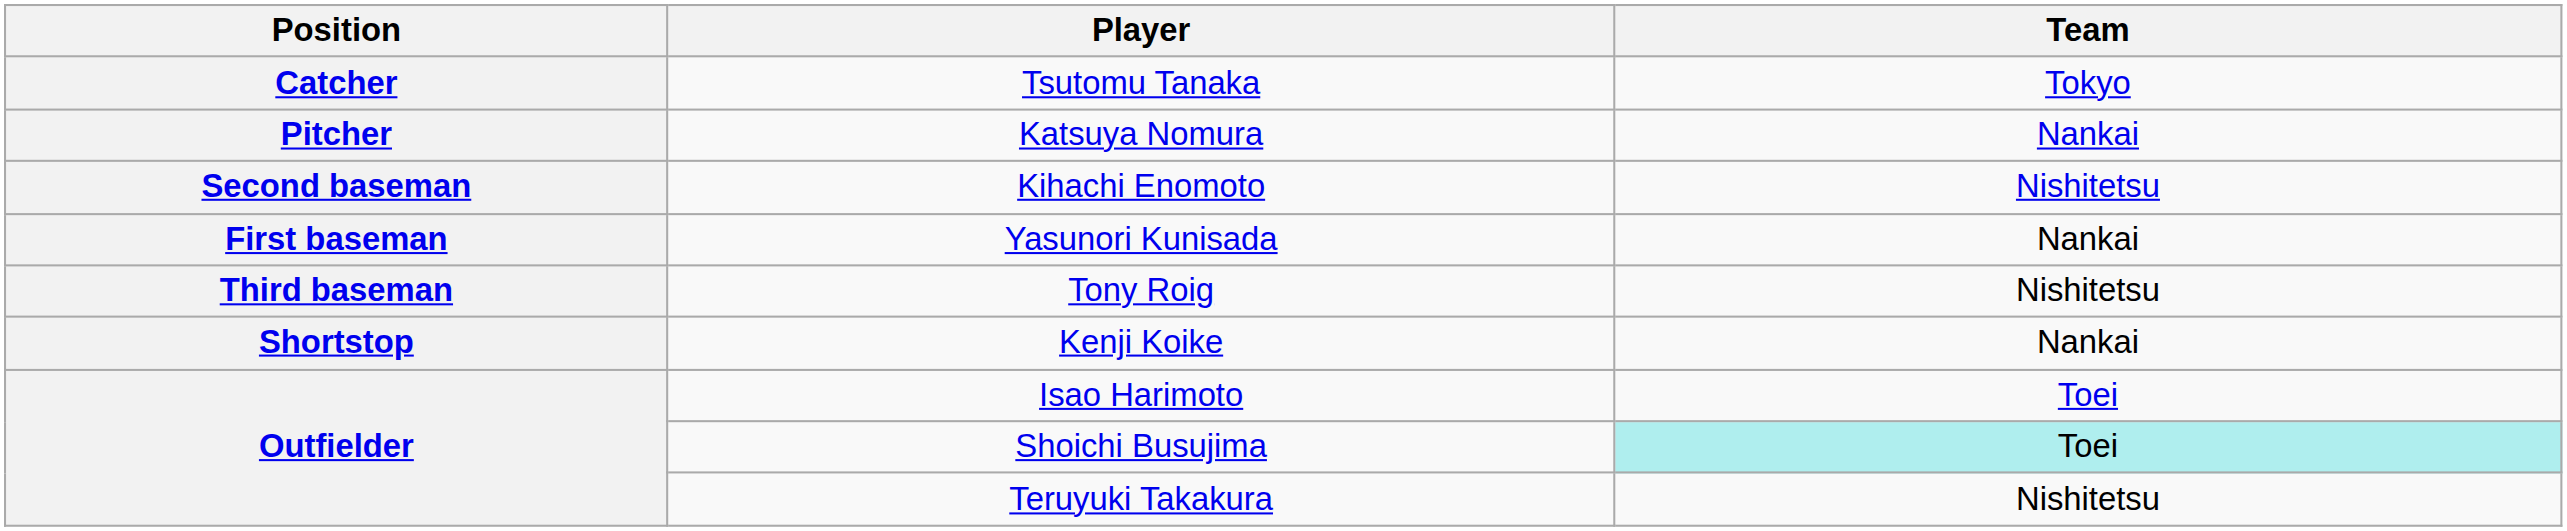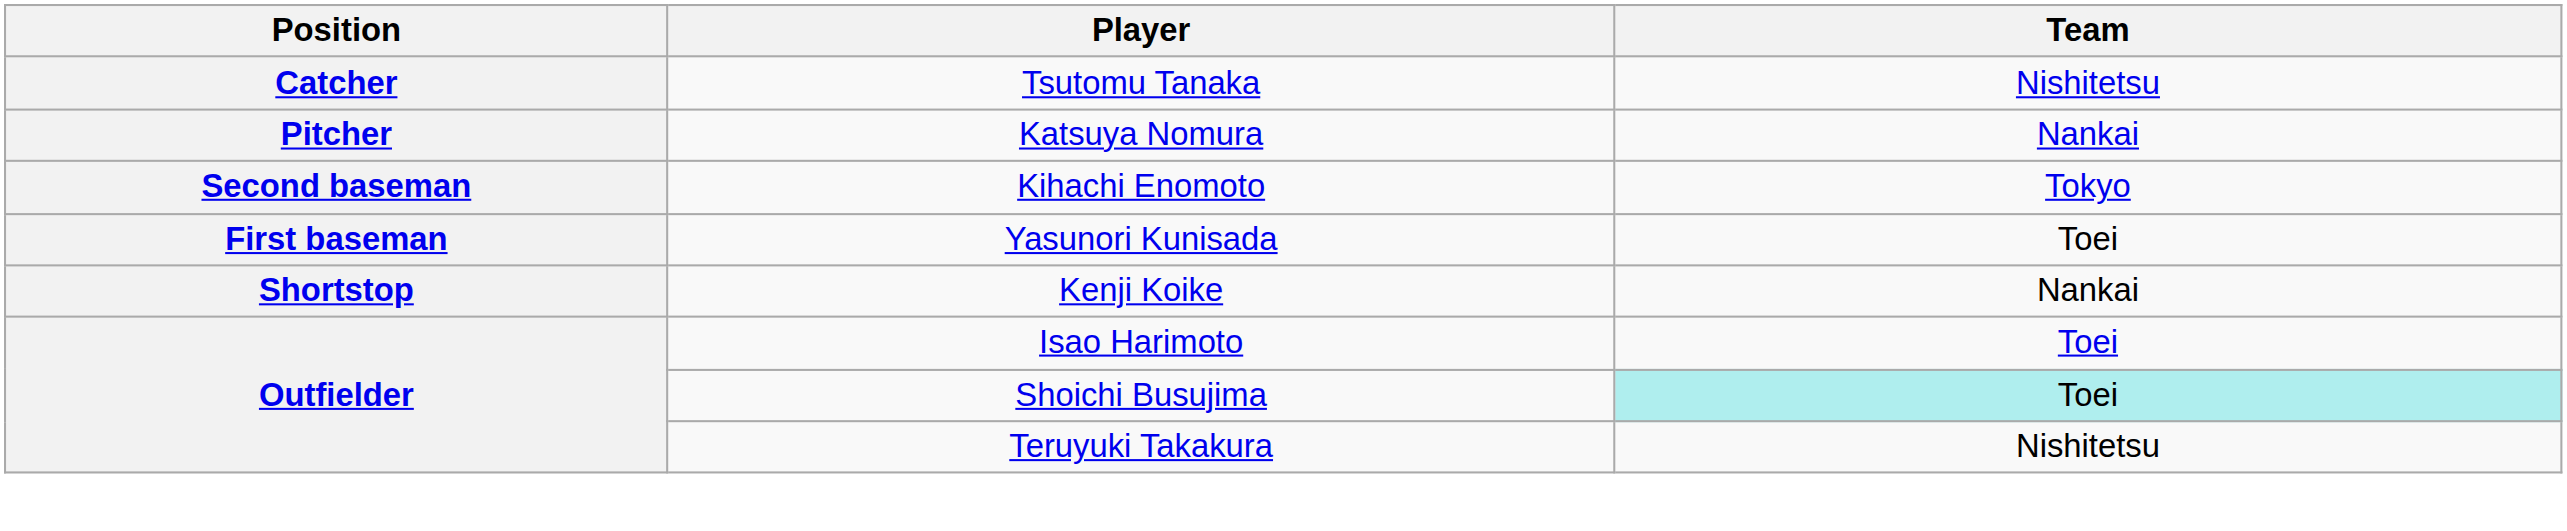(2088, 82) Tokyo -> (2088, 82) Nishitetsu
(2088, 186) Nishitetsu -> (2088, 186) Tokyo
(2088, 238) Nankai -> (2088, 238) Toei
- row: (1141, 290)
